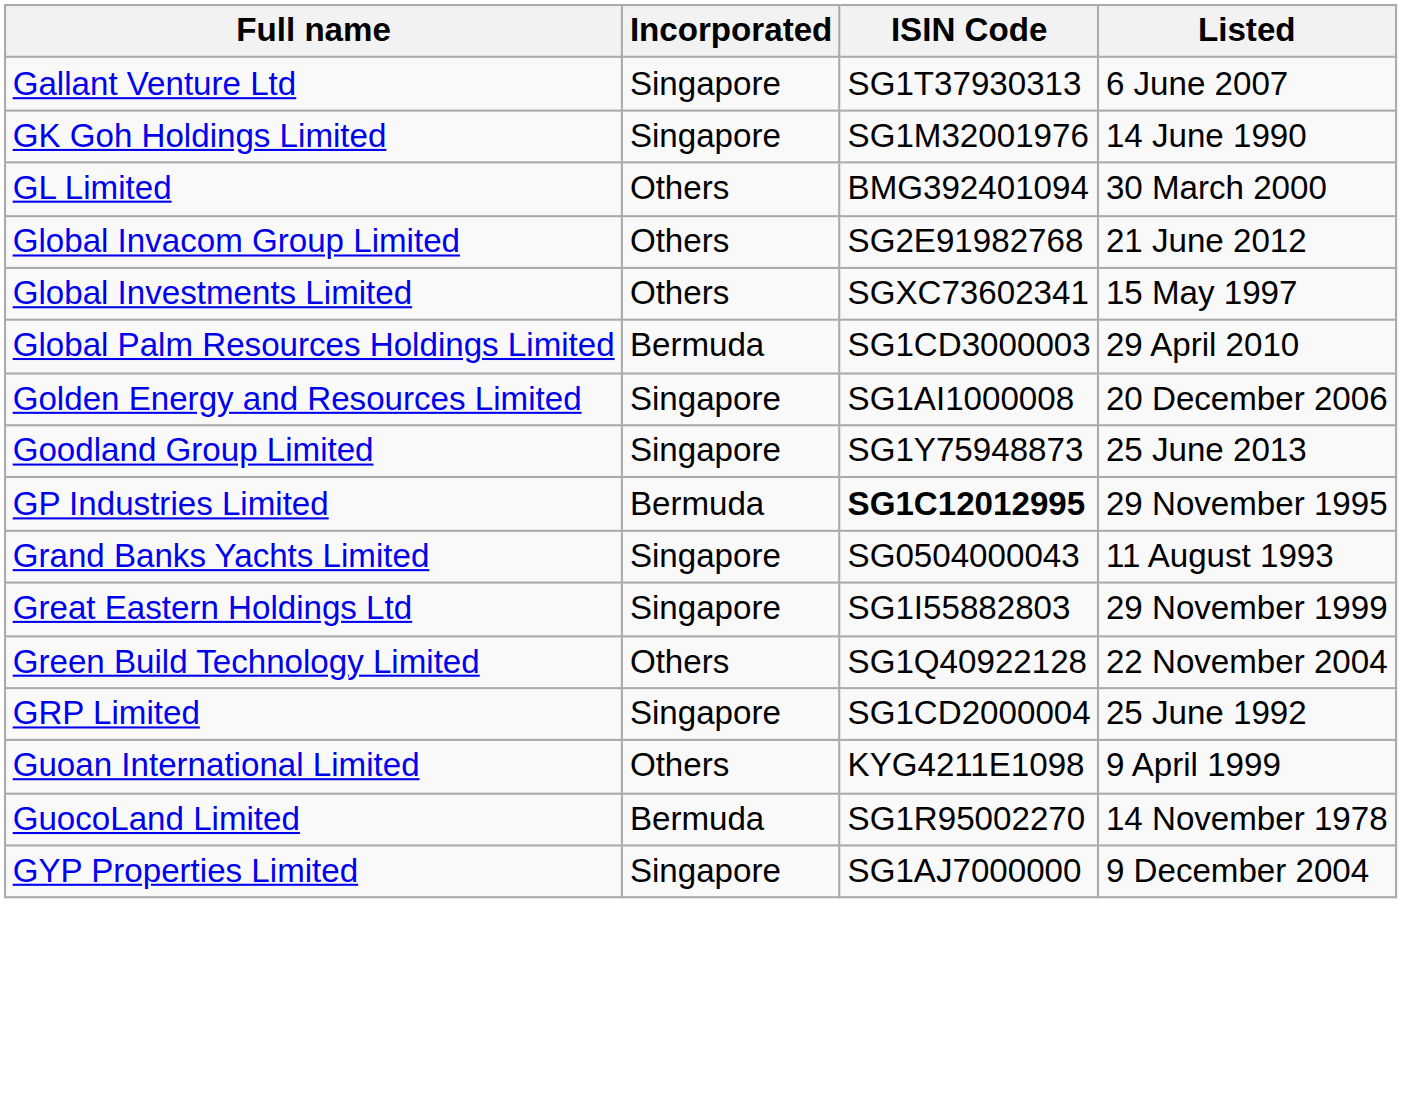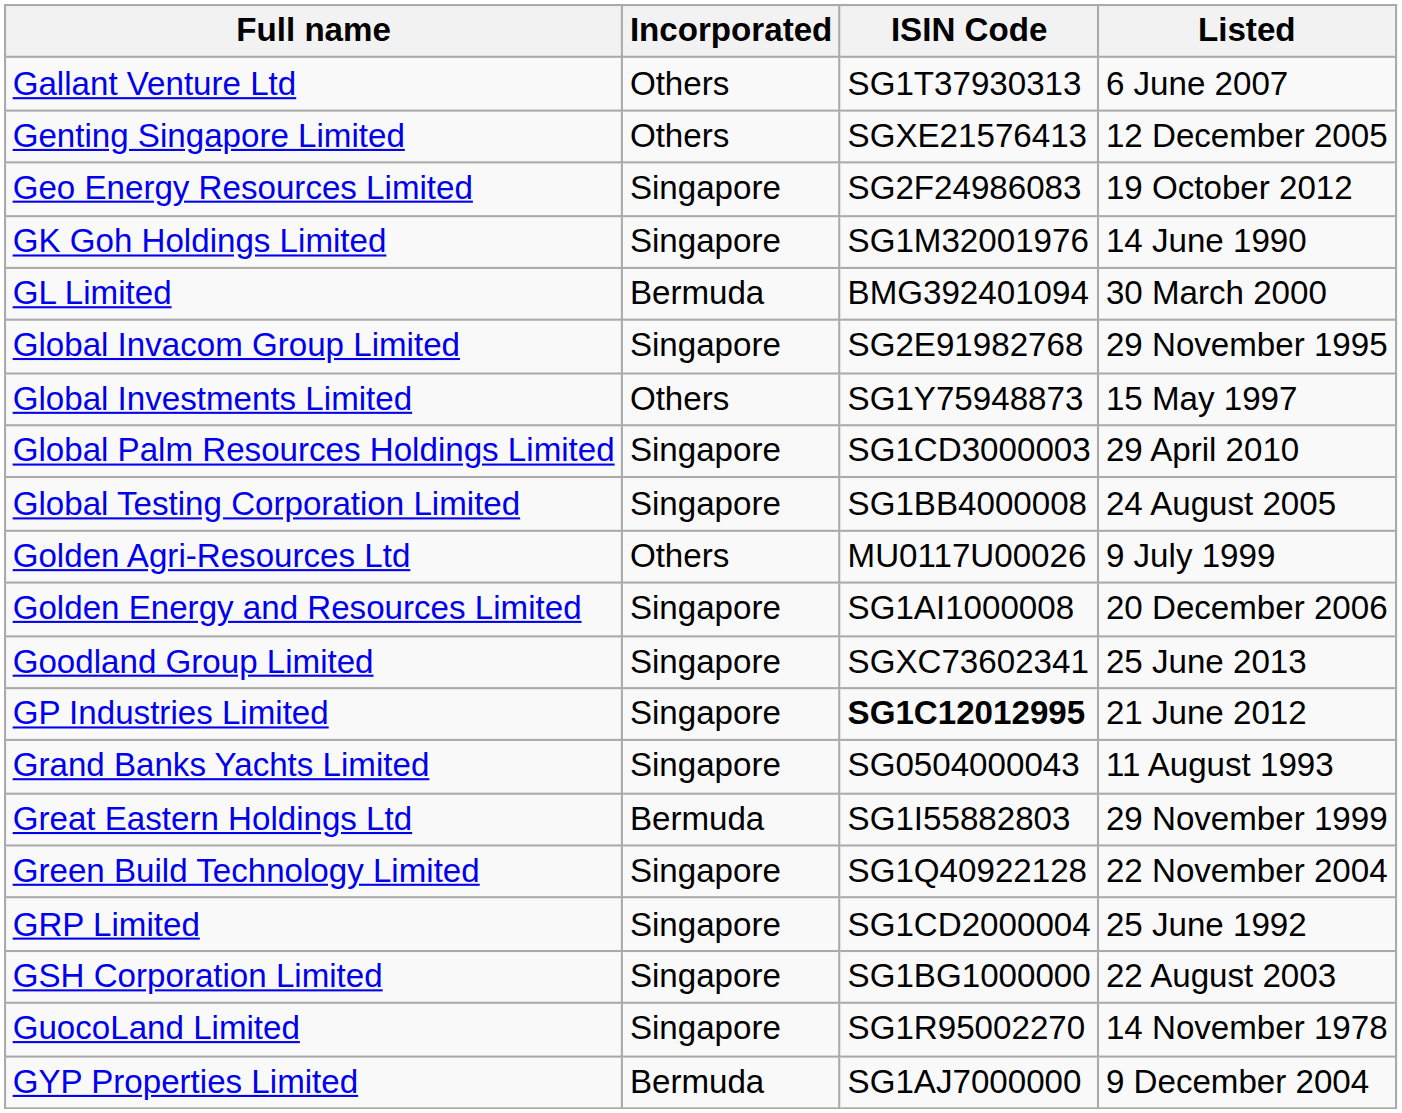(705, 83) Singapore -> (680, 83) Others
+ row: (209, 135)
+ row: (243, 188)
(680, 188) Others -> (697, 293) Bermuda
(680, 240) Others -> (705, 345) Singapore
(1206, 240) 21 June 2012 -> (1247, 345) 29 November 1995
(968, 293) SGXC73602341 -> (965, 398) SG1Y75948873
(697, 345) Bermuda -> (705, 450) Singapore
+ row: (266, 503)
+ row: (212, 556)
(965, 450) SG1Y75948873 -> (968, 661) SGXC73602341
(697, 503) Bermuda -> (705, 713) Singapore
(1247, 503) 29 November 1995 -> (1206, 713) 21 June 2012
(705, 608) Singapore -> (697, 818) Bermuda
(680, 661) Others -> (705, 871) Singapore
+ row: (198, 976)
- row: (216, 766)
(697, 818) Bermuda -> (705, 1028) Singapore
(705, 871) Singapore -> (697, 1081) Bermuda
